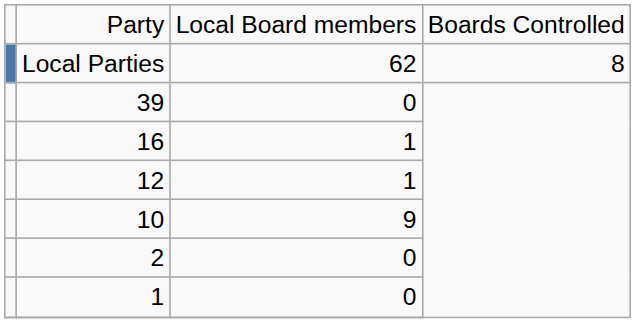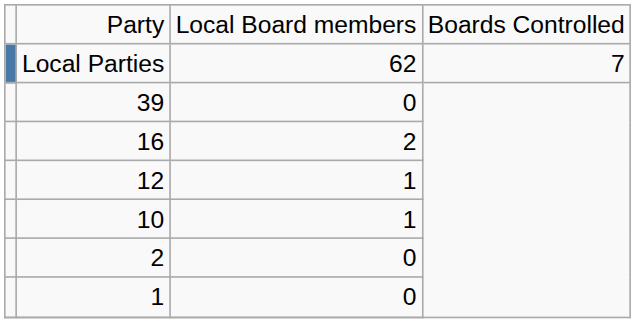(618, 63) 8 -> (618, 63) 7
(409, 141) 1 -> (409, 141) 2
(409, 219) 9 -> (409, 219) 1
